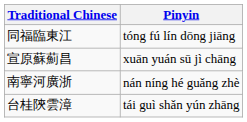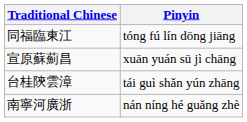rows swapped: (40, 82) <-> (40, 105)
